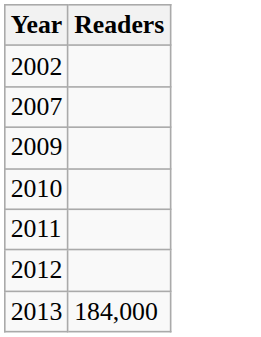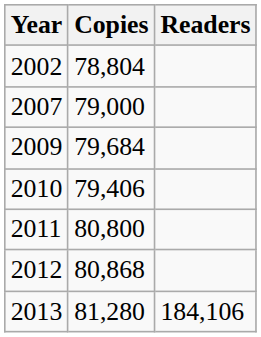+ column: (111, 24)
(116, 310) 184,000 -> (202, 310) 184,106
